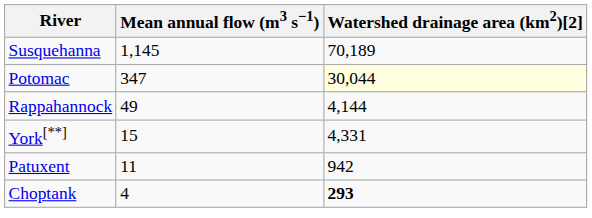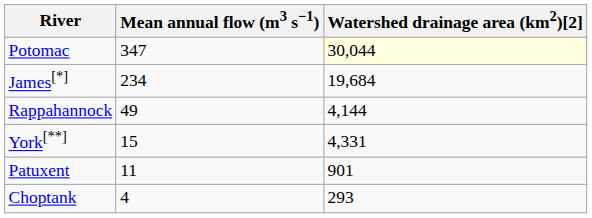- row: (55, 50)
+ row: (38, 80)
(341, 166) 942 -> (341, 170) 901
(341, 193) bold -> (341, 198) normal
